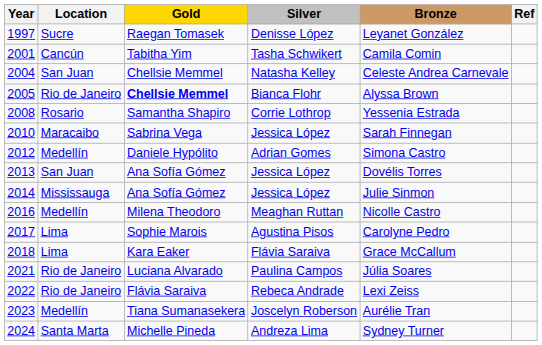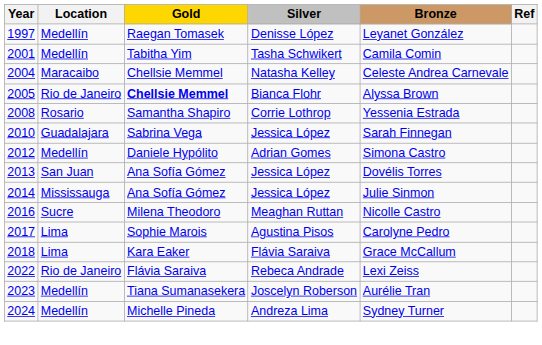(57, 34) Sucre -> (64, 34) Medellín
(62, 53) Cancún -> (64, 53) Medellín
(67, 73) San Juan -> (70, 73) Maracaibo
(70, 133) Maracaibo -> (75, 133) Guadalajara
(64, 212) Medellín -> (57, 212) Sucre
- row: (21, 271)
(75, 331) Santa Marta -> (64, 311) Medellín
